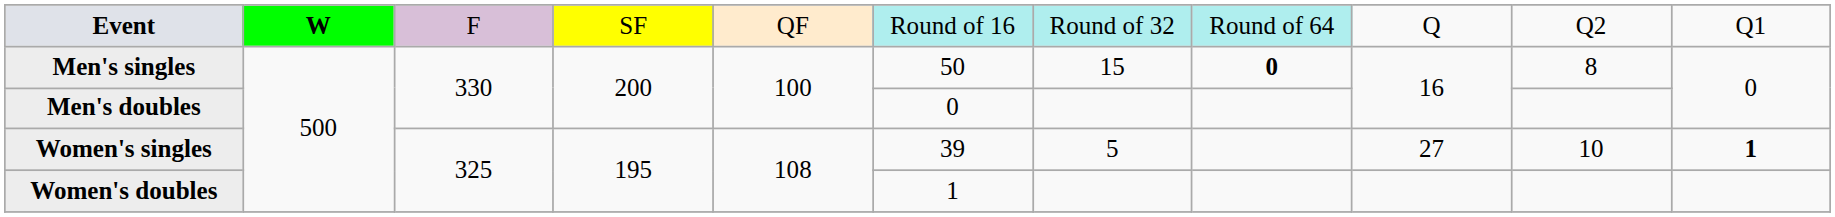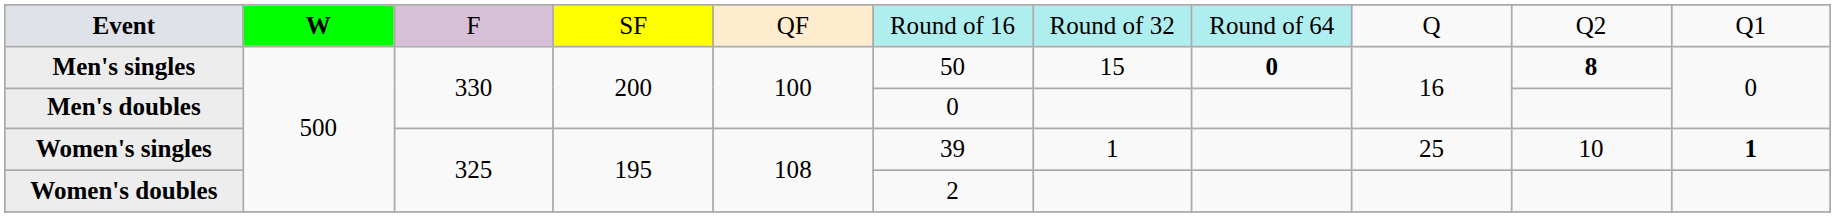(1591, 66) normal -> (1591, 66) bold
(1112, 149) 5 -> (1112, 149) 1
(1431, 149) 27 -> (1431, 149) 25
(953, 190) 1 -> (953, 190) 2
